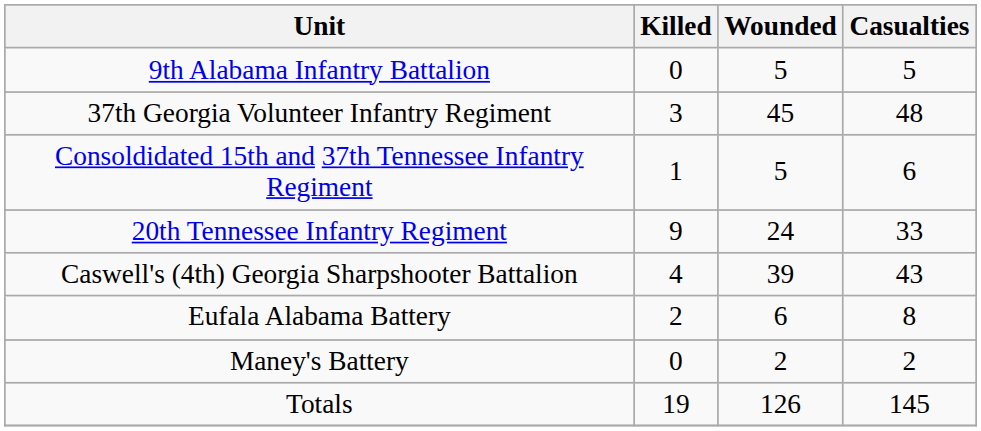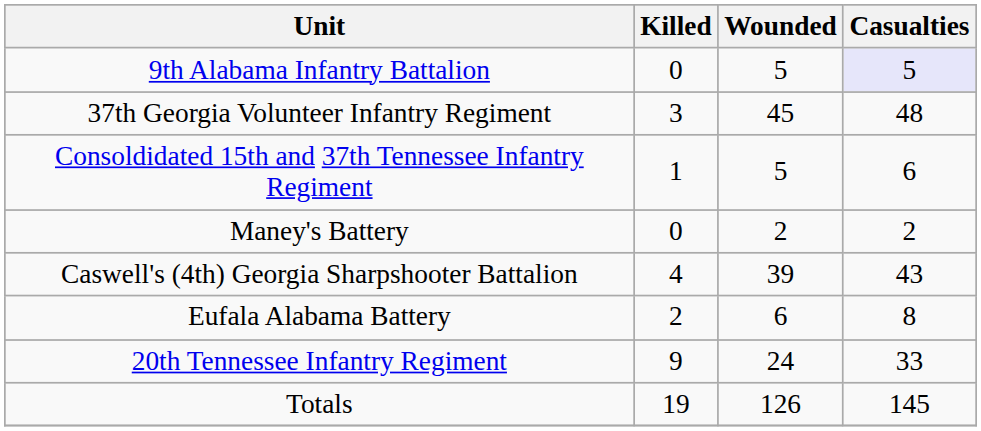(909, 69) no background -> (909, 69) lavender background
rows swapped: (319, 230) <-> (319, 360)
